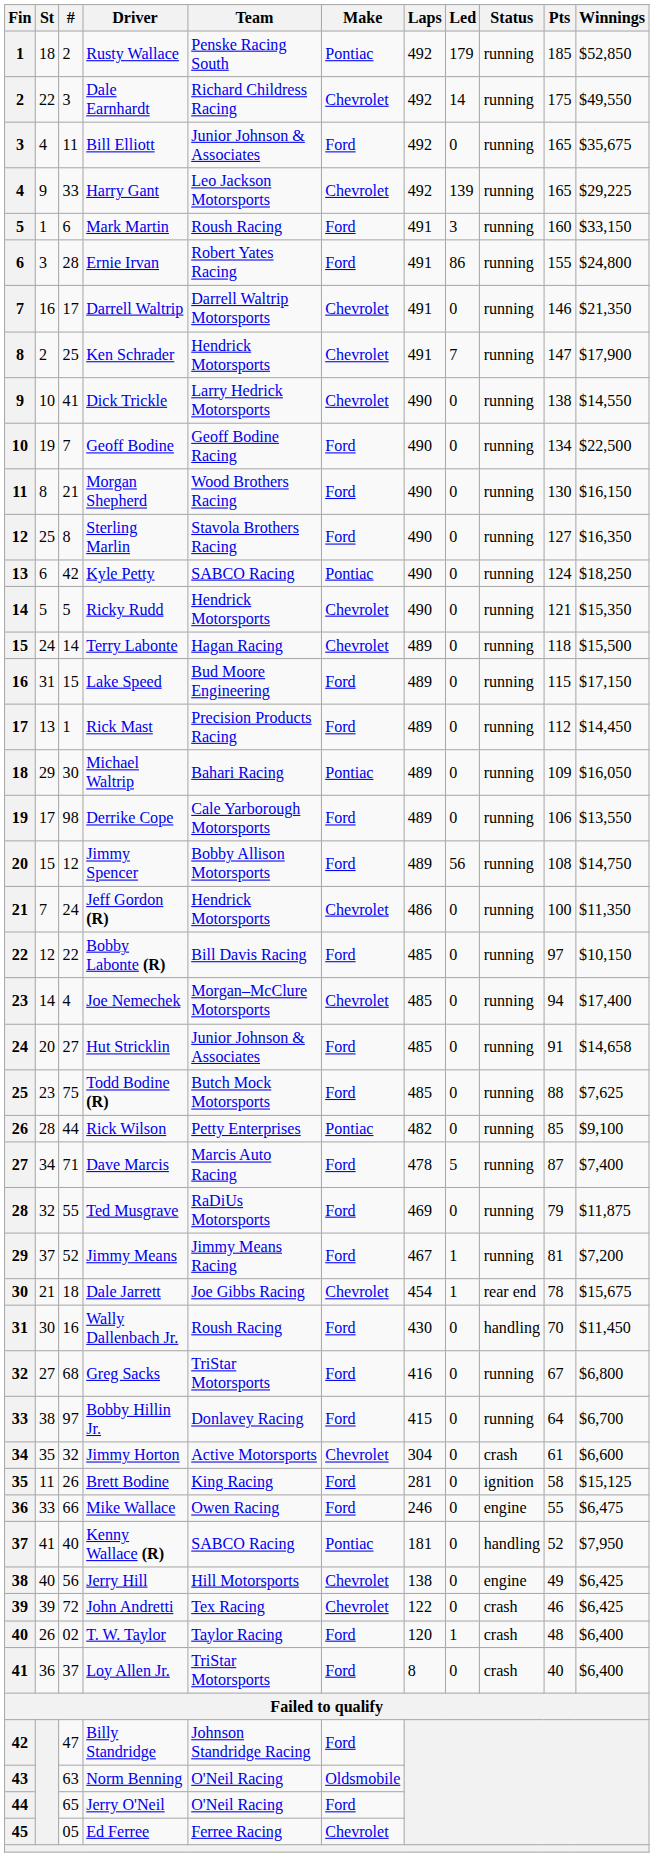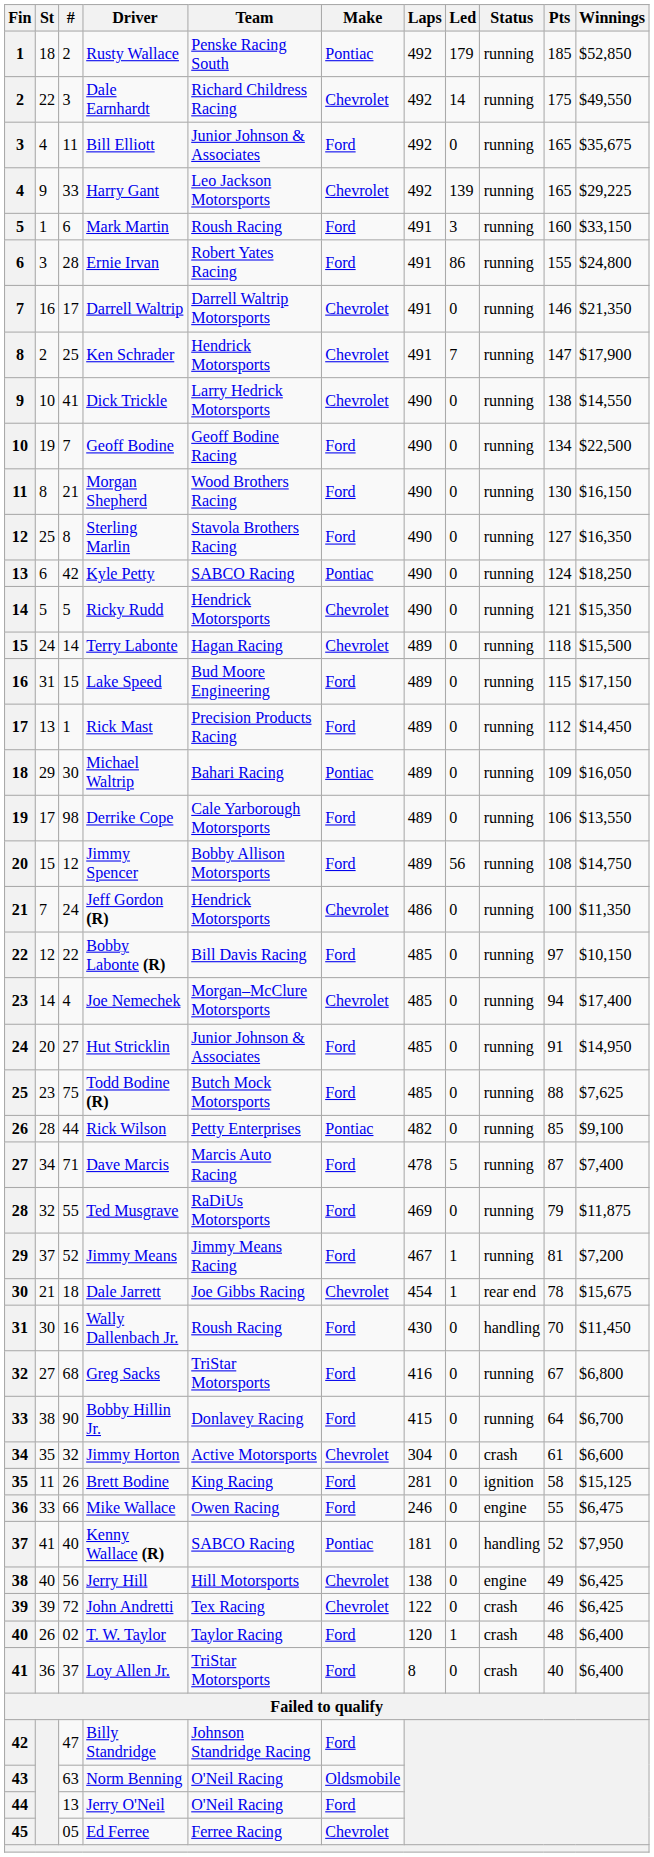(605, 1046) $14,658 -> (605, 1046) $14,950
(71, 1419) 97 -> (71, 1419) 90
(71, 1804) 65 -> (71, 1804) 13
